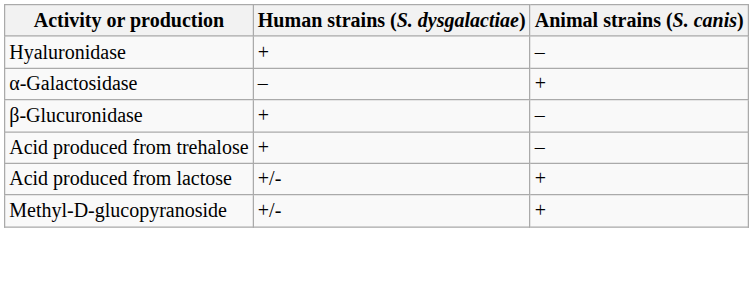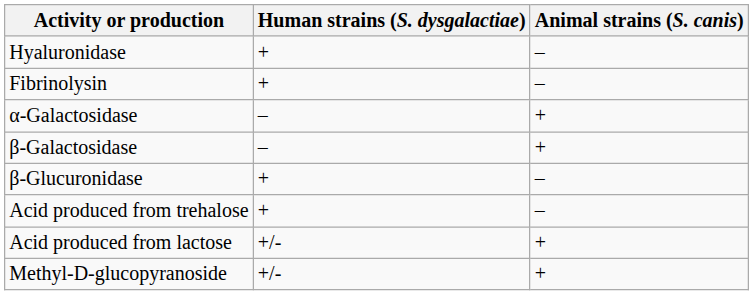+ row: (58, 83)
+ row: (73, 147)
